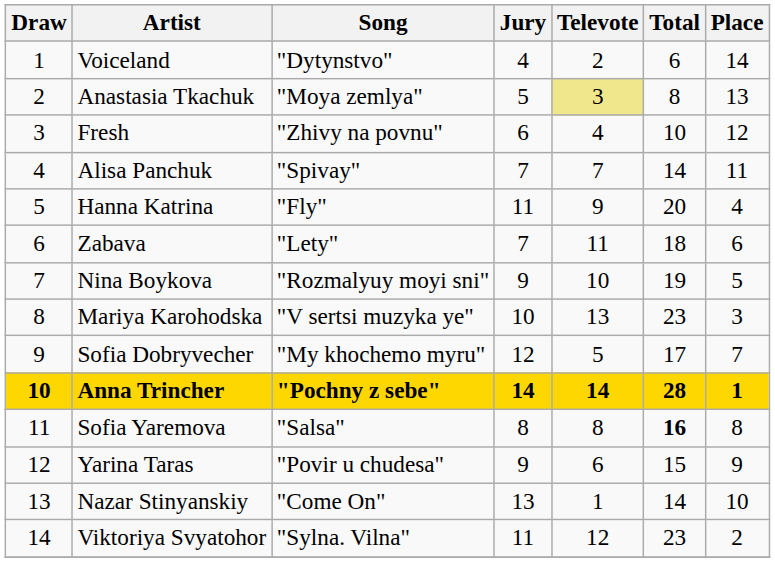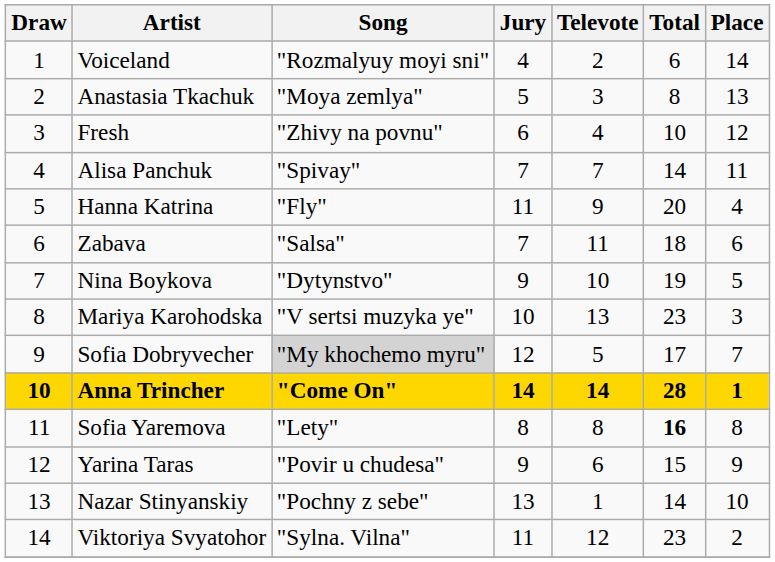(335, 59) "Dytynstvo" -> (383, 59) "Rozmalyuy moyi sni"
(598, 96) khaki background -> (598, 96) no background
(308, 243) "Lety" -> (311, 243) "Salsa"
(383, 280) "Rozmalyuy moyi sni" -> (335, 280) "Dytynstvo"
(381, 354) no background -> (381, 354) lightgrey background
(359, 390) "Pochny z sebe" -> (337, 390) "Come On"
(311, 427) "Salsa" -> (308, 427) "Lety"
(331, 501) "Come On" -> (353, 501) "Pochny z sebe"
